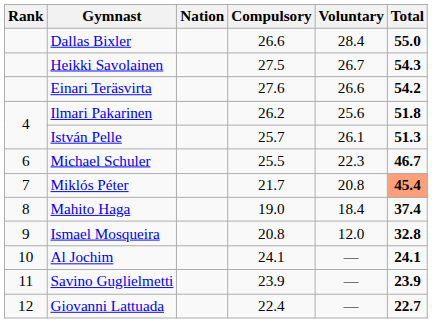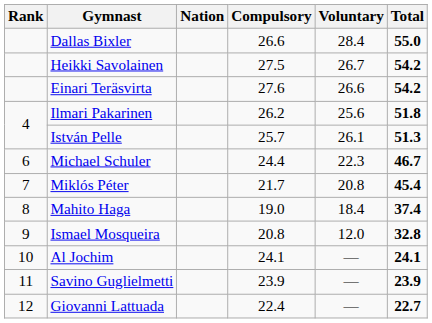(407, 64) 54.3 -> (407, 64) 54.2
(271, 161) 25.5 -> (271, 161) 24.4
(407, 185) lightsalmon background -> (407, 185) no background
